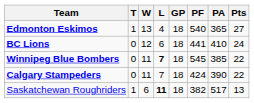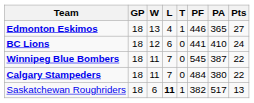columns swapped: (178, 12) <-> (133, 12)
(198, 28) 540 -> (198, 28) 446
(161, 59) bold -> (170, 59) normal
(219, 59) 385 -> (219, 59) 387
(198, 74) 424 -> (198, 74) 484
(219, 74) 390 -> (219, 74) 380
